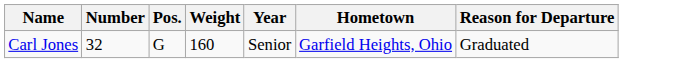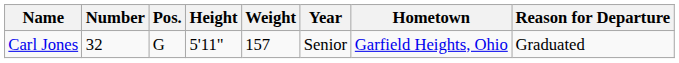+ column: (213, 17)
(202, 44) 160 -> (258, 44) 157
